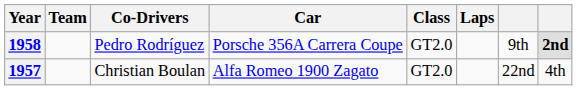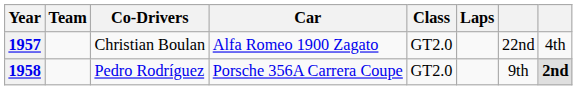rows swapped: (25, 71) <-> (25, 45)
